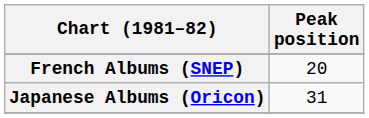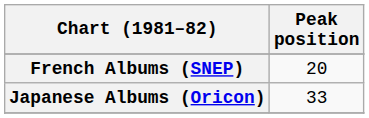(317, 98) 31 -> (317, 98) 33
